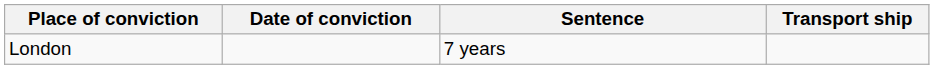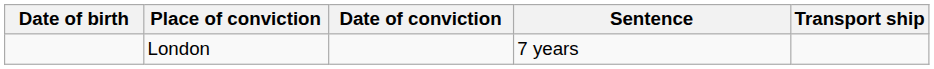+ column: (74, 19)
